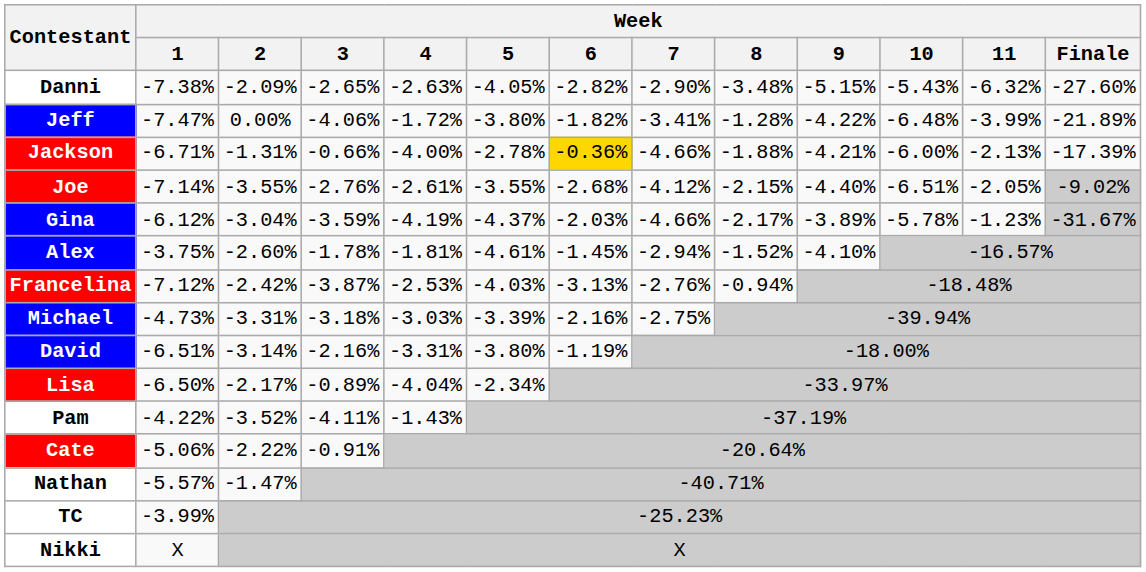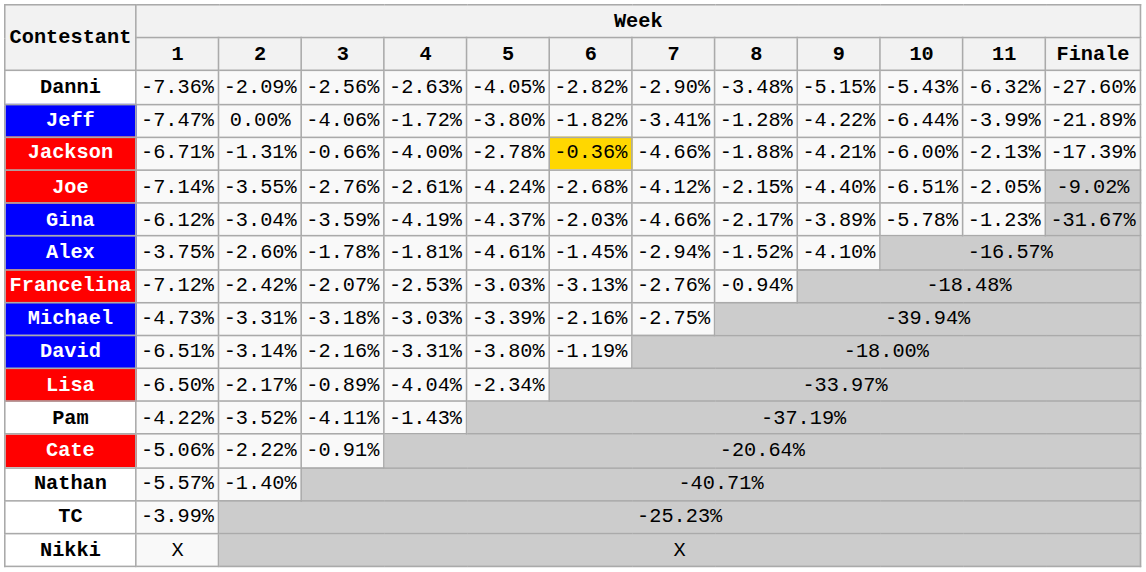(177, 87) -7.38% -> (177, 87) -7.36%
(343, 87) -2.65% -> (343, 87) -2.56%
(922, 120) -6.48% -> (922, 120) -6.44%
(508, 187) -3.55% -> (508, 187) -4.24%
(343, 286) -3.87% -> (343, 286) -2.07%
(508, 286) -4.03% -> (508, 286) -3.03%
(260, 484) -1.47% -> (260, 484) -1.40%
